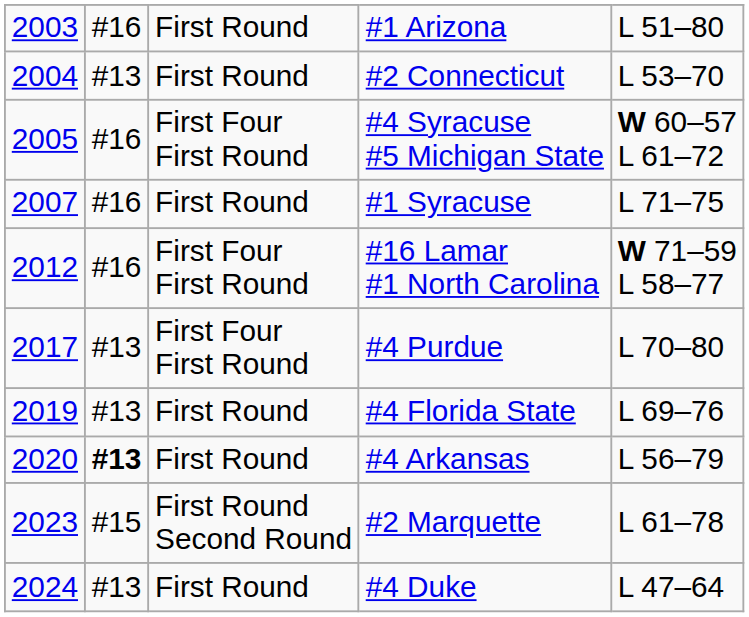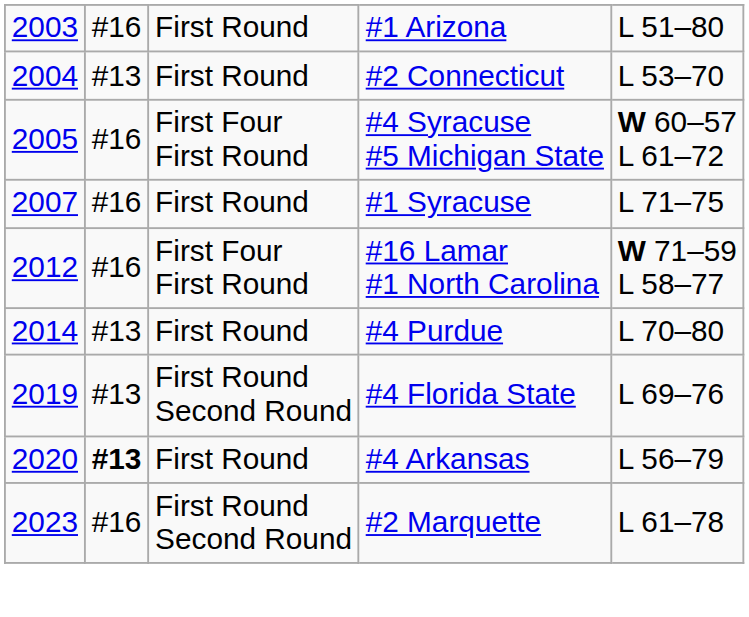(45, 347) 2017 -> (45, 331) 2014
(232, 347) First Four First Round -> (232, 331) First Round
(232, 411) First Round -> (254, 394) First Round Second Round
(117, 522) #15 -> (117, 522) #16
- row: (421, 586)
